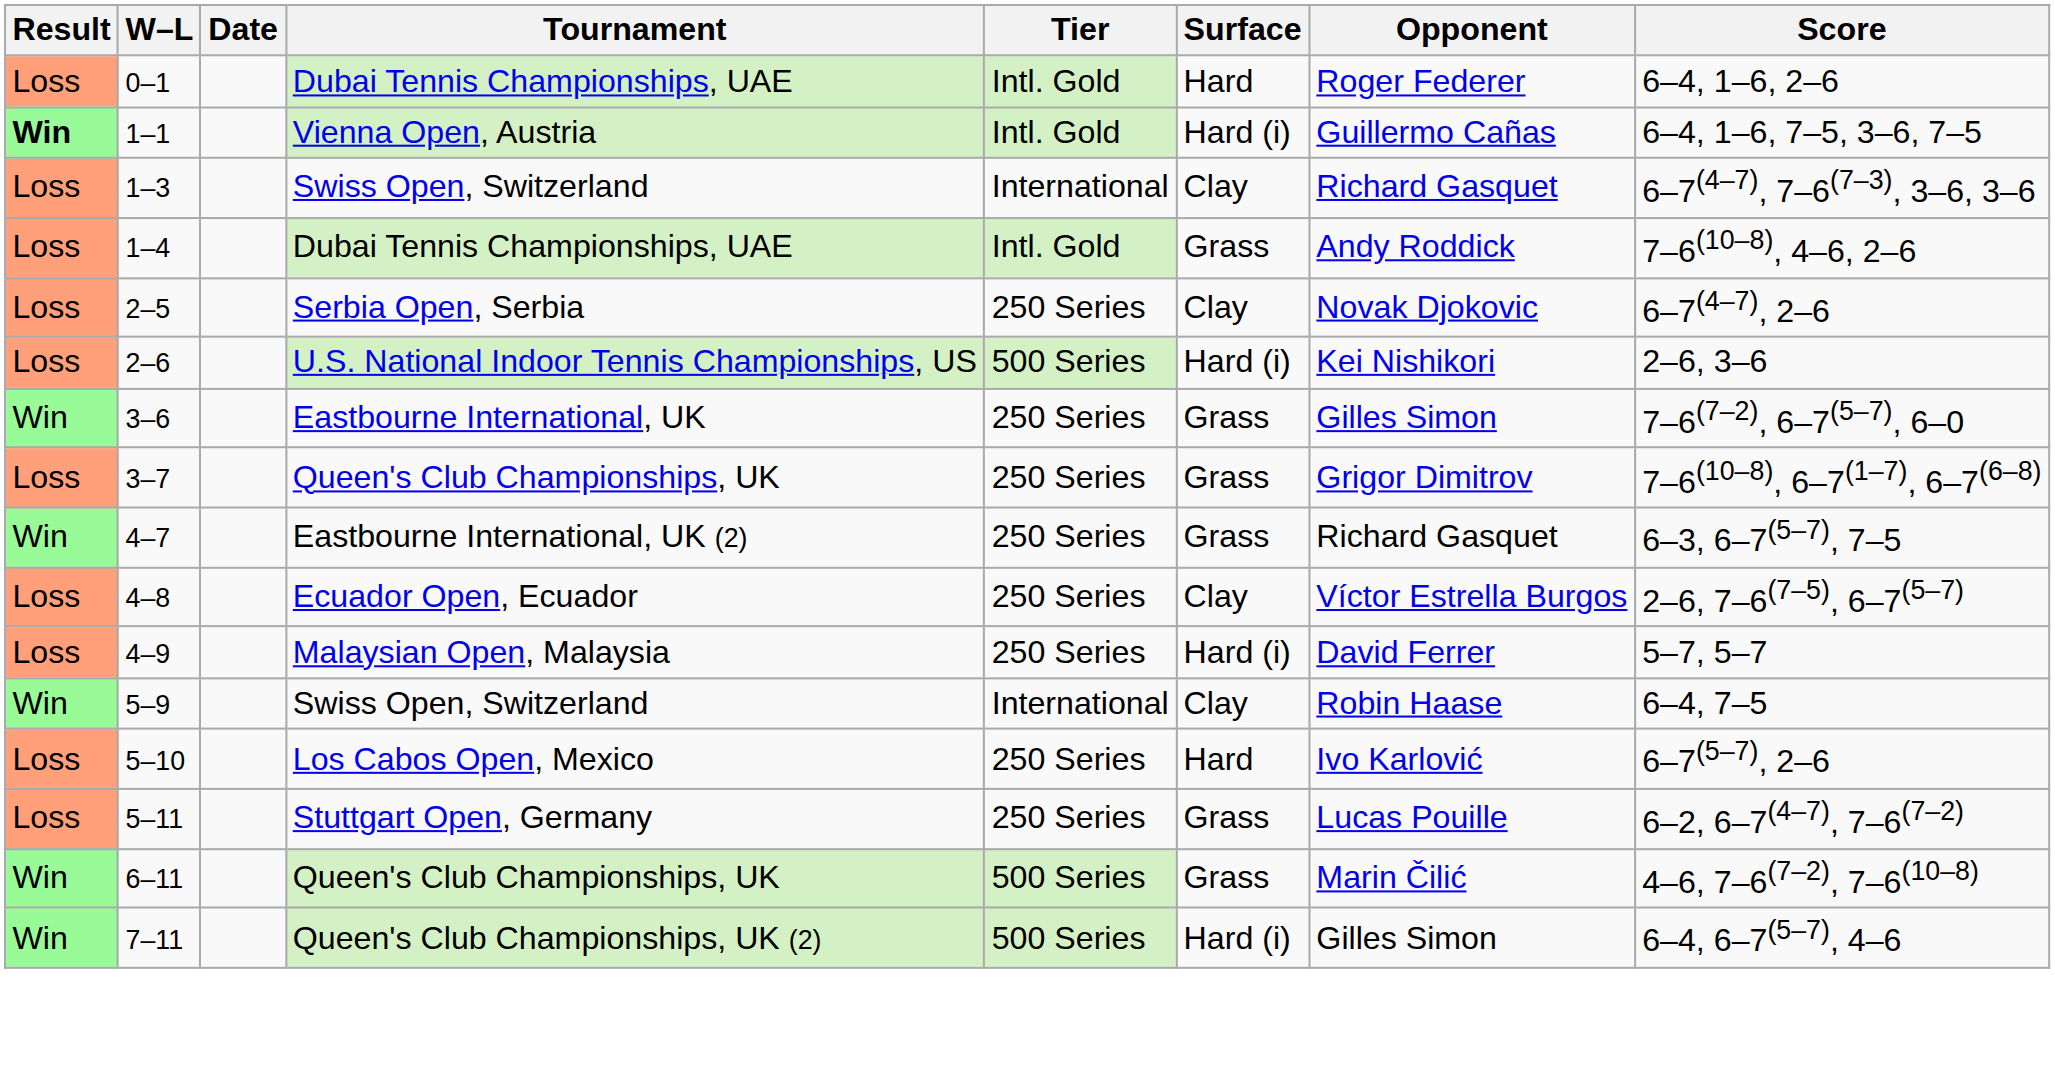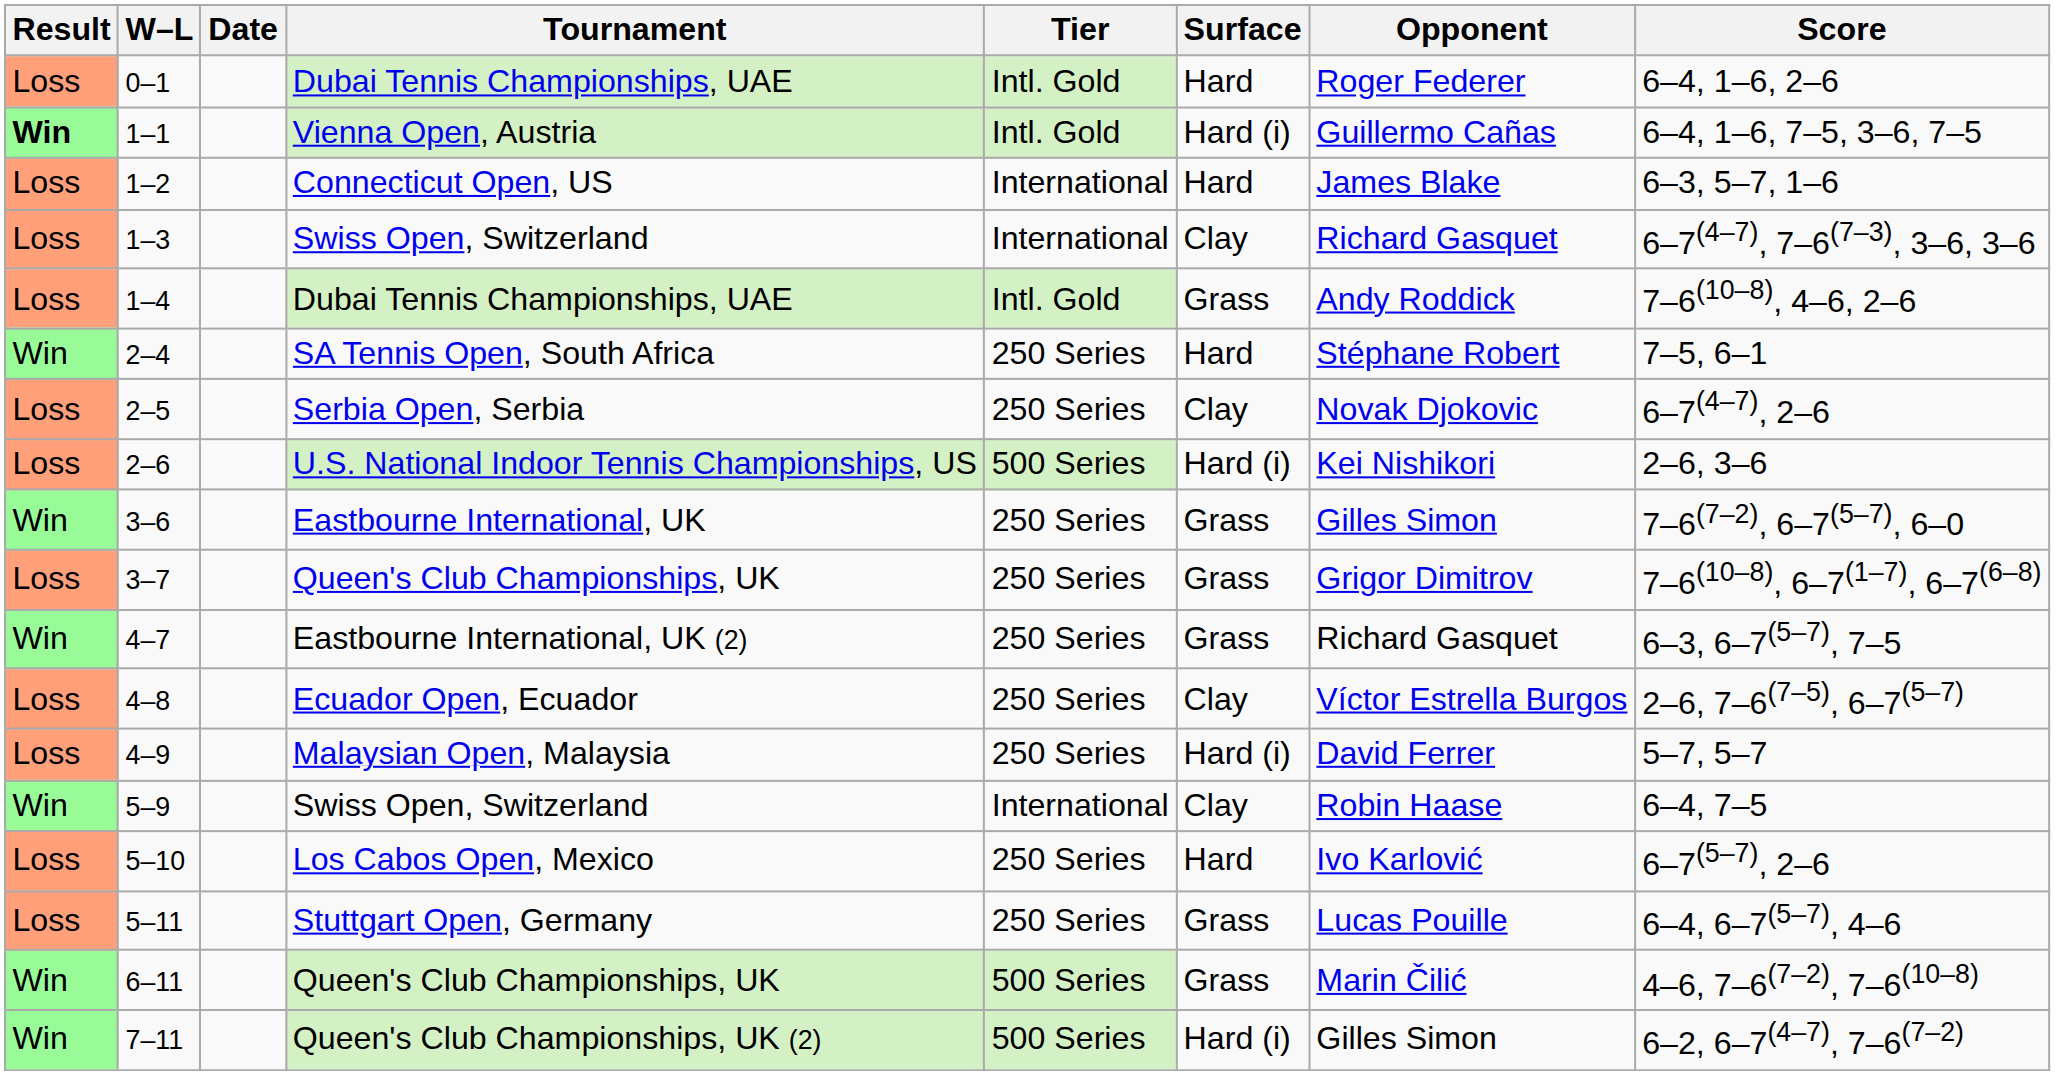+ row: (148, 185)
+ row: (148, 355)
(1803, 818) 6–2, 6–7(4–7), 7–6(7–2) -> (1772, 920) 6–4, 6–7(5–7), 4–6
(1772, 937) 6–4, 6–7(5–7), 4–6 -> (1803, 1039) 6–2, 6–7(4–7), 7–6(7–2)
